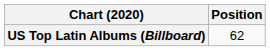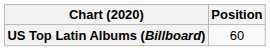(237, 35) 62 -> (237, 35) 60
